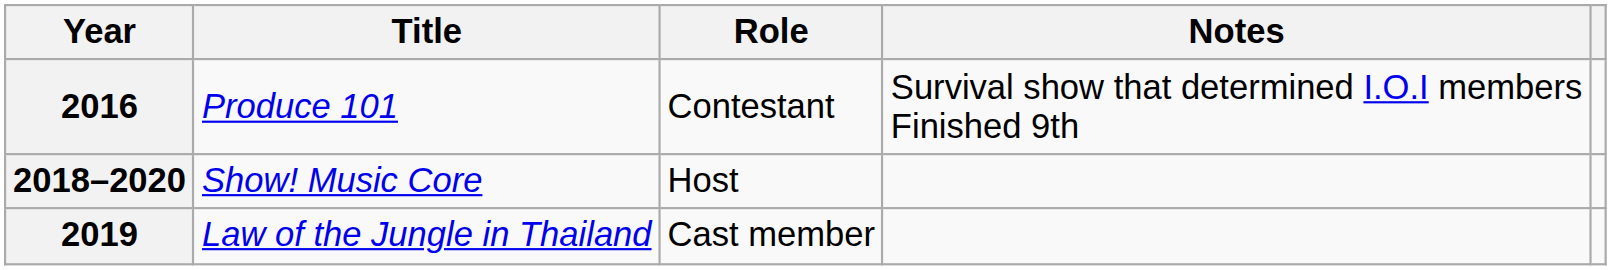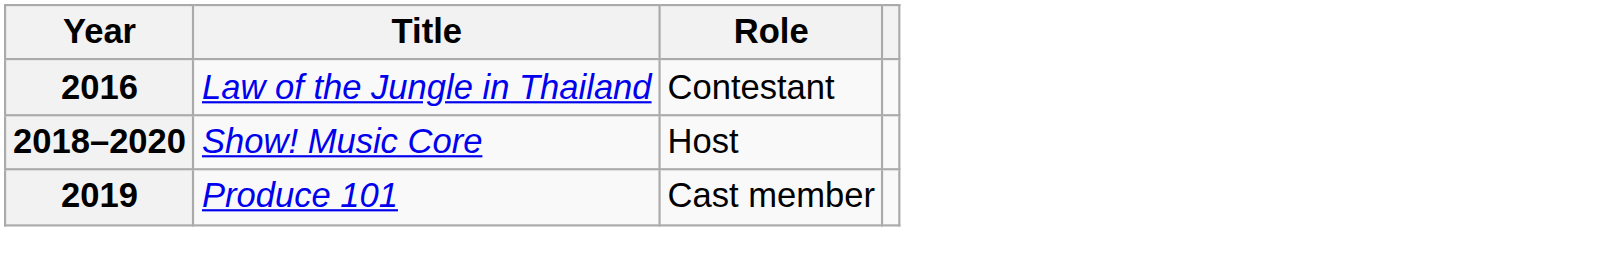- column: (1237, 31)
(300, 106) Produce 101 -> (427, 86) Law of the Jungle in Thailand
(427, 235) Law of the Jungle in Thailand -> (300, 196) Produce 101
